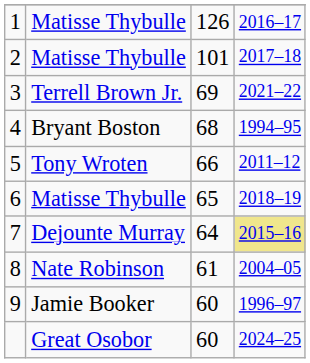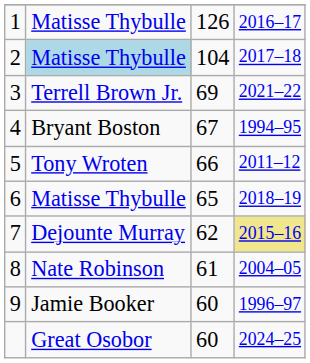(109, 57) no background -> (109, 57) lightblue background
(213, 57) 101 -> (213, 57) 104
(207, 127) 68 -> (207, 127) 67
(207, 233) 64 -> (207, 233) 62
